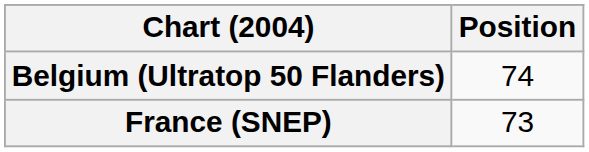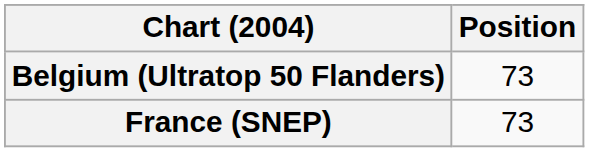(517, 75) 74 -> (517, 75) 73
